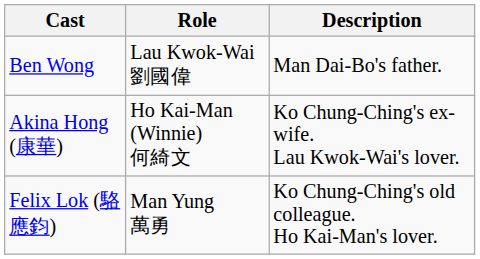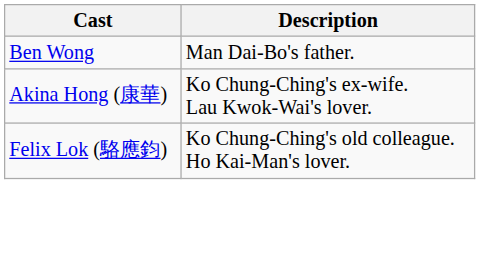- column: (197, 20)
